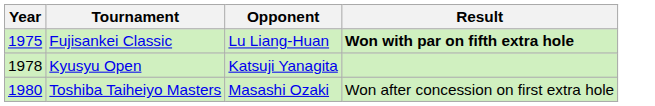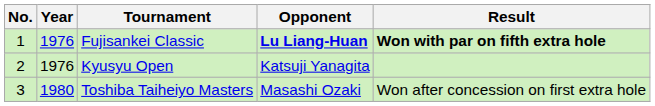+ column: (20, 17)
(25, 41) 1975 -> (57, 41) 1976
(279, 41) normal -> (314, 41) bold
(25, 65) 1978 -> (57, 65) 1976
